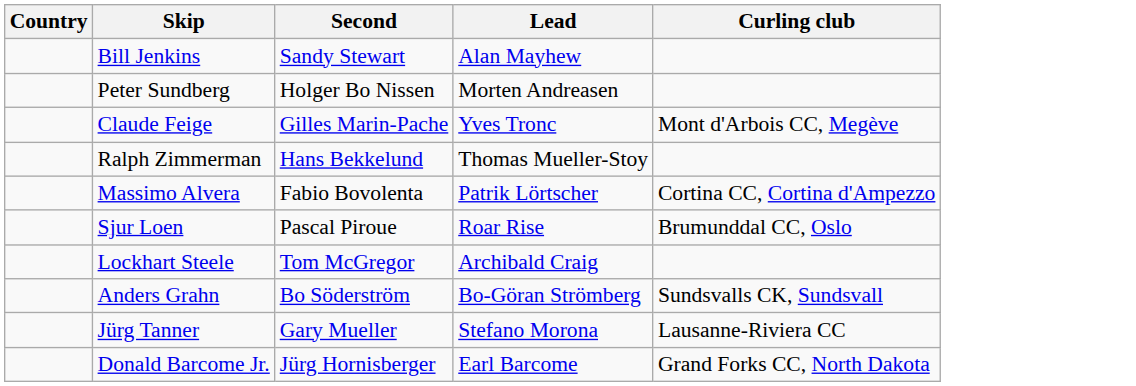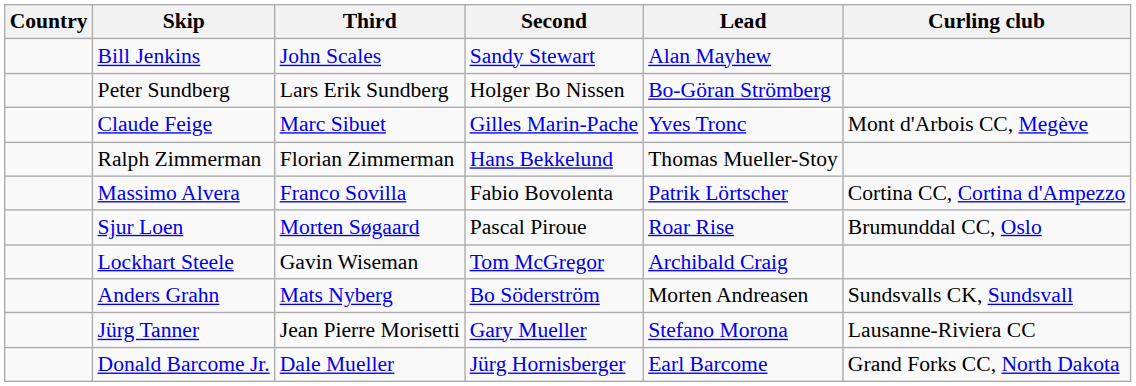+ column: (370, 21)
(538, 90) Morten Andreasen -> (739, 90) Bo-Göran Strömberg
(550, 295) Bo-Göran Strömberg -> (728, 295) Morten Andreasen
